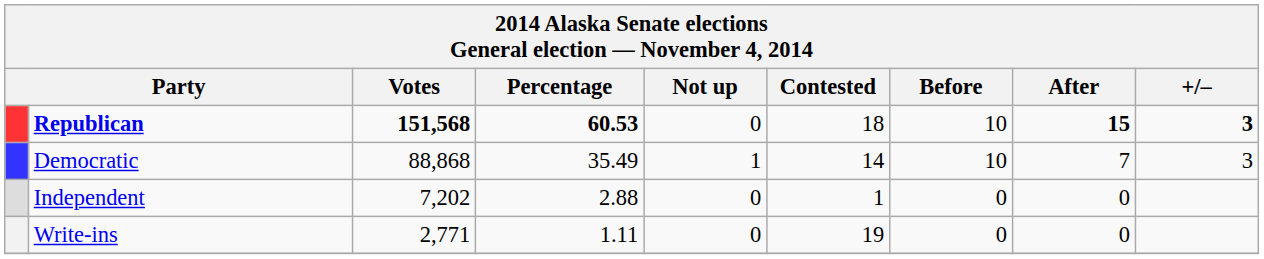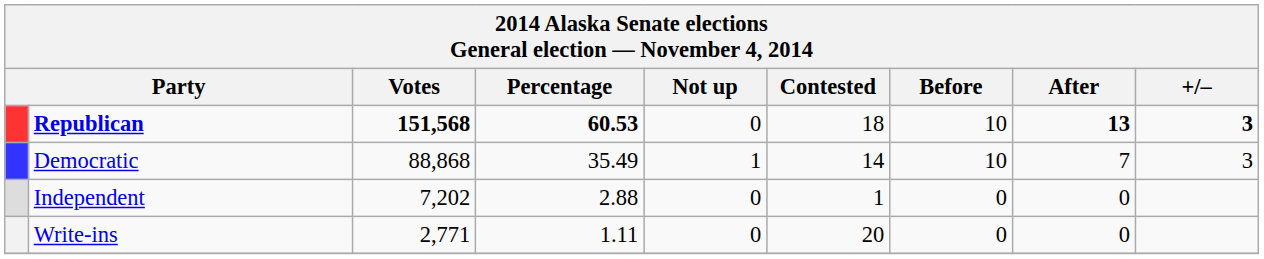(1119, 124) 15 -> (1119, 124) 13
(873, 235) 19 -> (873, 235) 20
